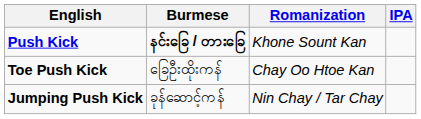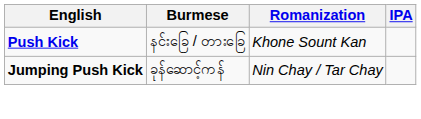(198, 40) bold -> (198, 40) normal
- row: (57, 70)
